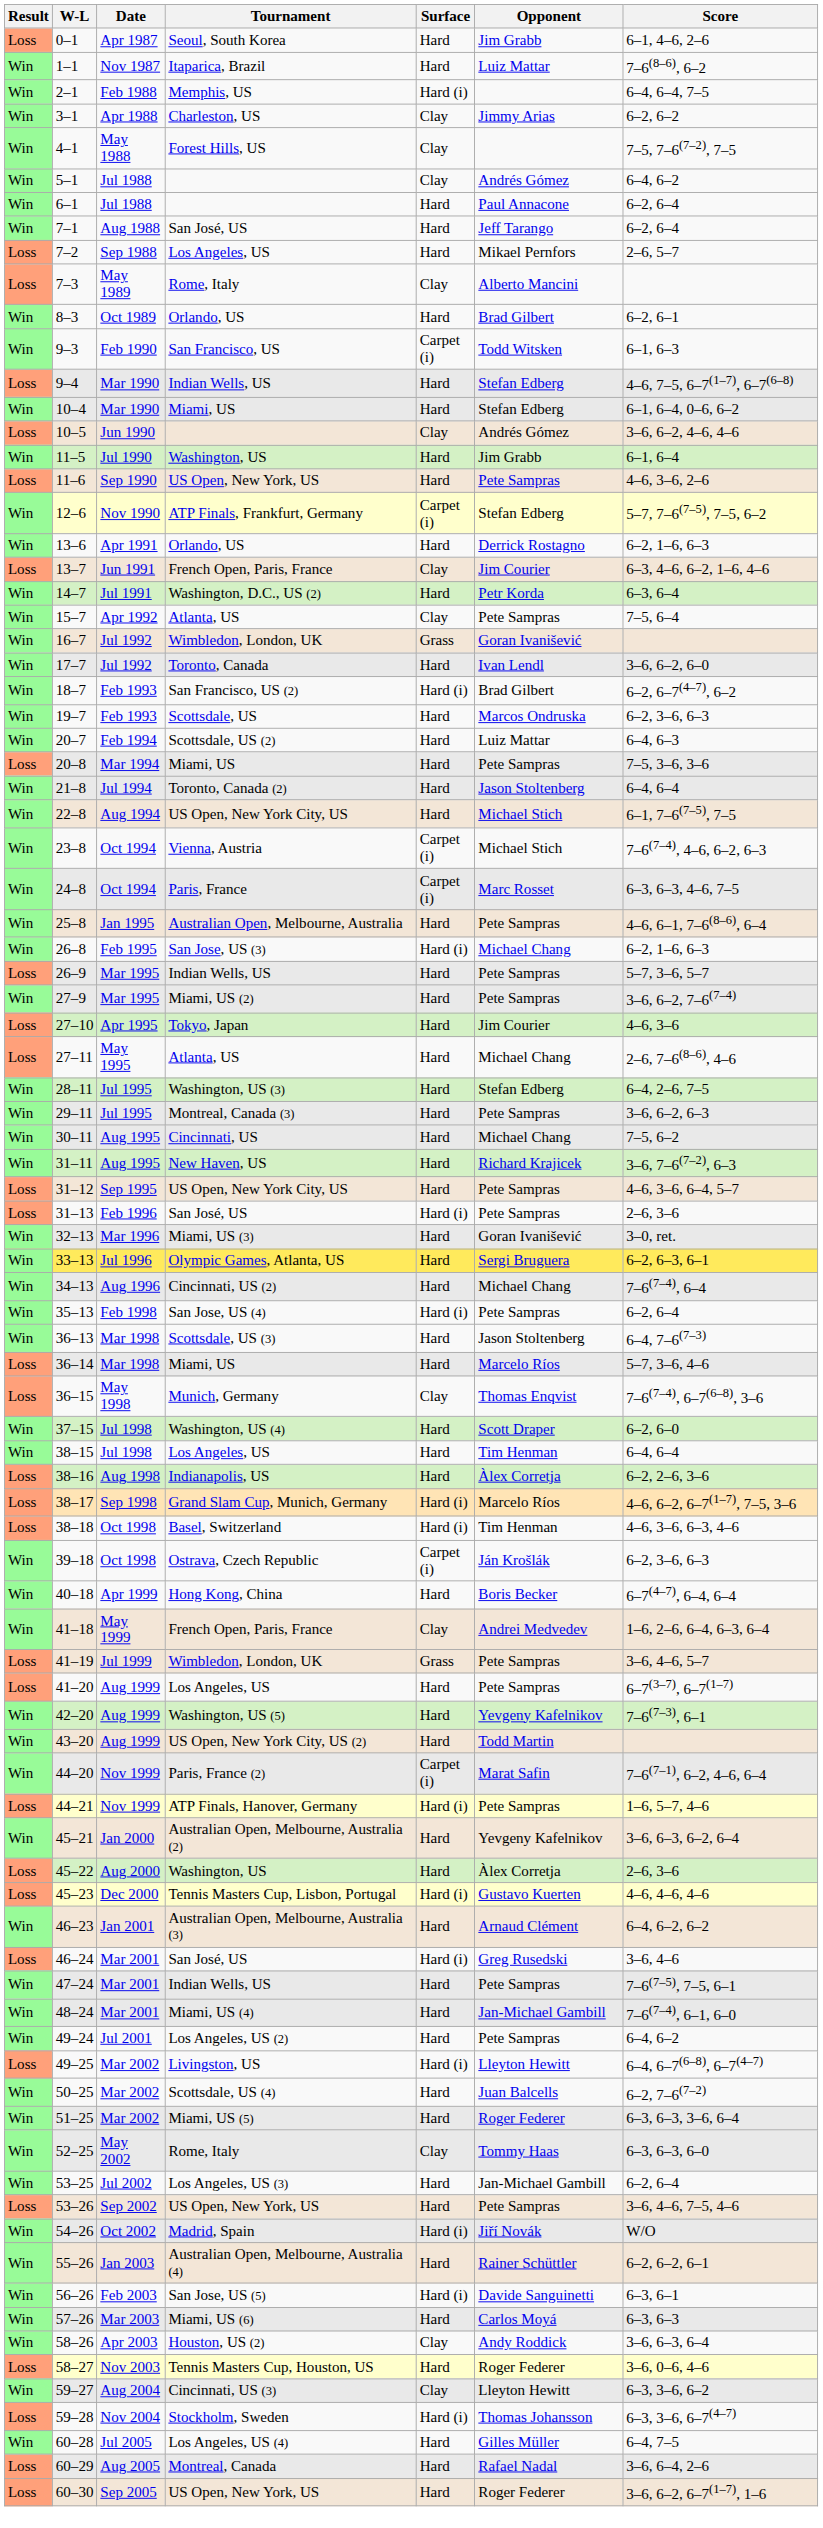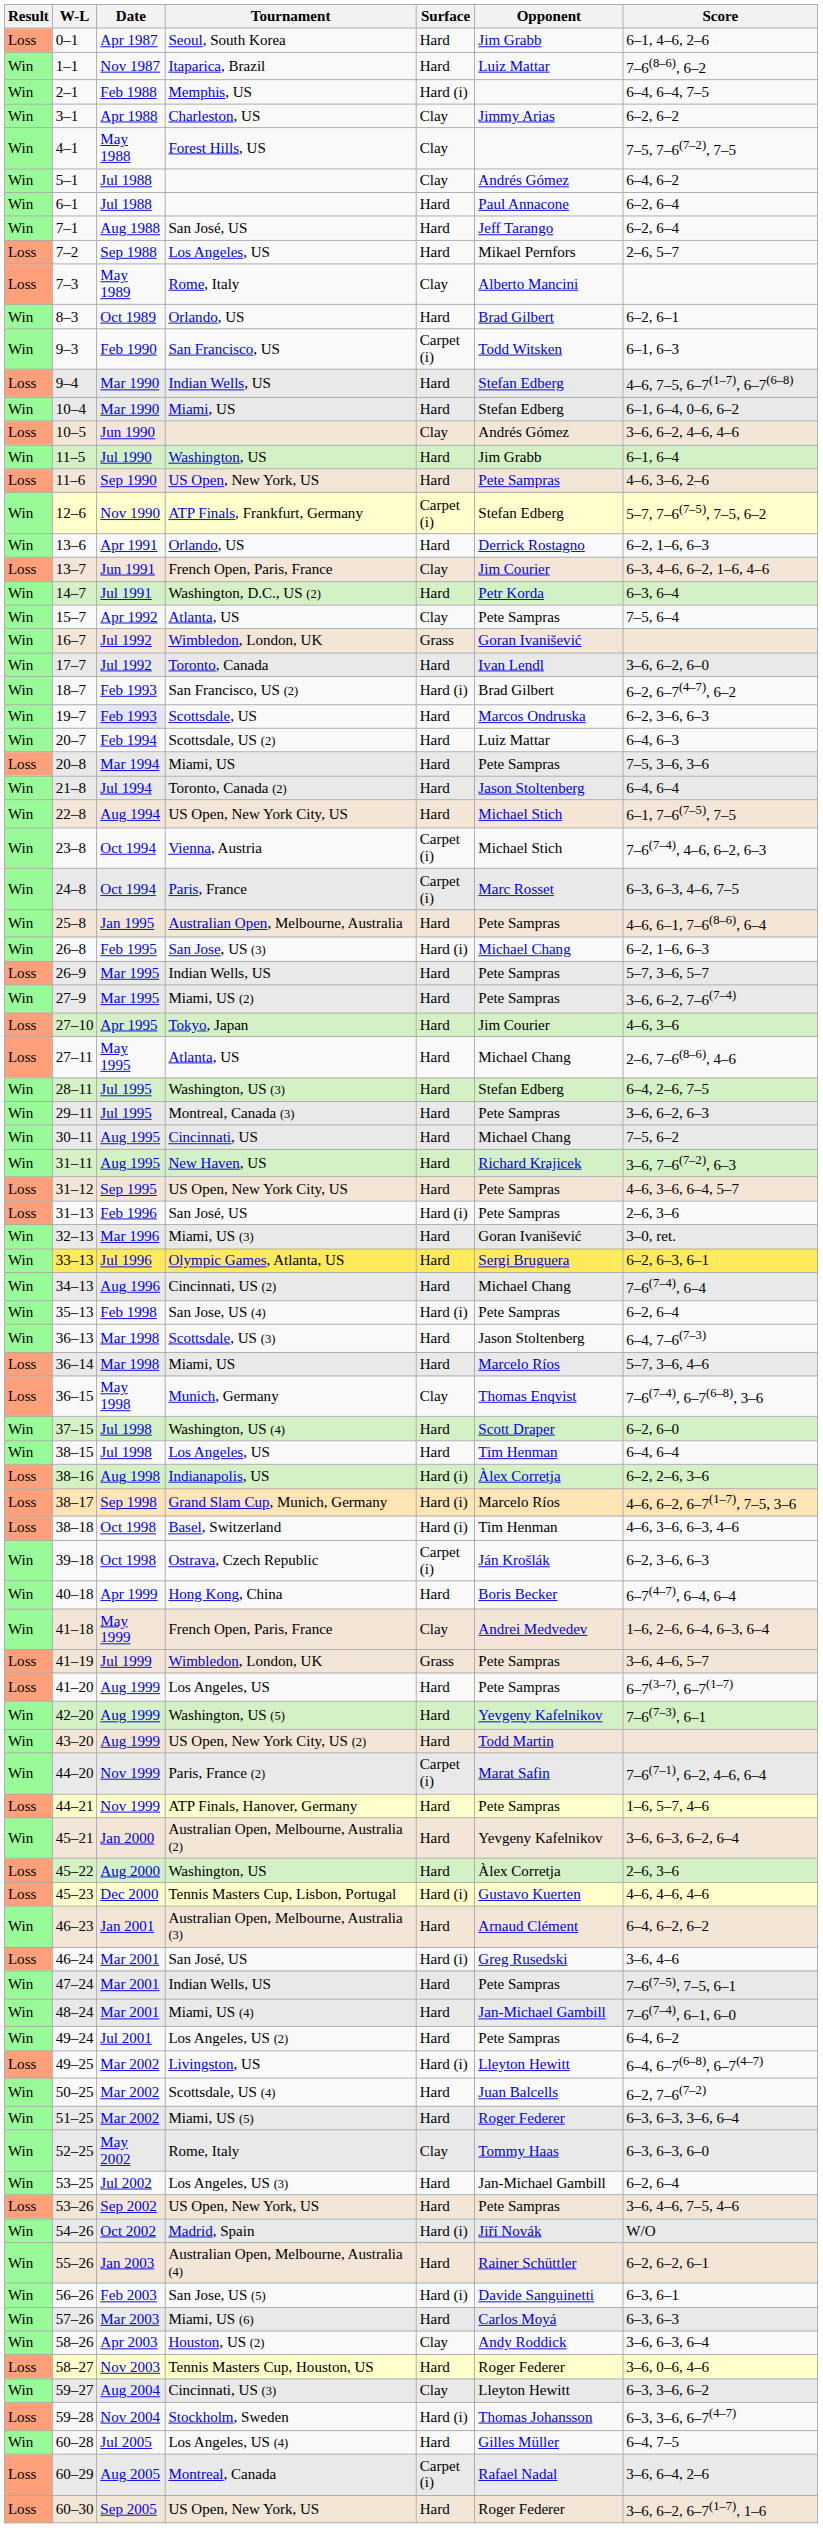(129, 716) no background -> (129, 716) lavender background
(435, 1476) Hard -> (444, 1476) Hard (i)
(444, 1805) Hard (i) -> (435, 1805) Hard
(435, 2466) Hard -> (440, 2474) Carpet (i)
